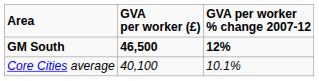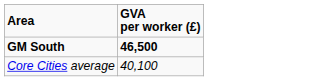- column: (259, 20)
